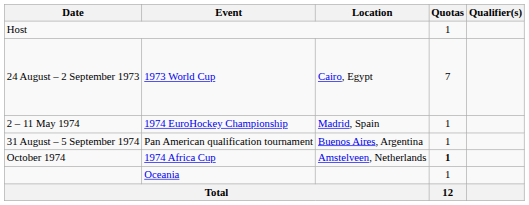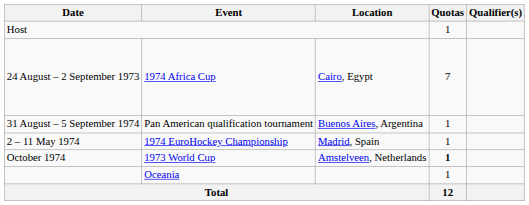(180, 77) 1973 World Cup -> (180, 77) 1974 Africa Cup
rows swapped: (43, 124) <-> (73, 141)
(180, 158) 1974 Africa Cup -> (180, 158) 1973 World Cup
